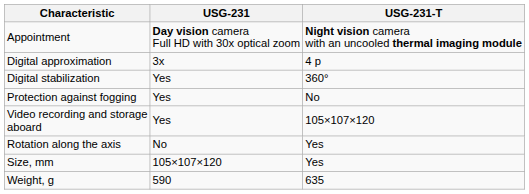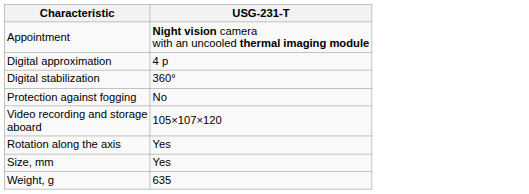- column: (226, 13)
